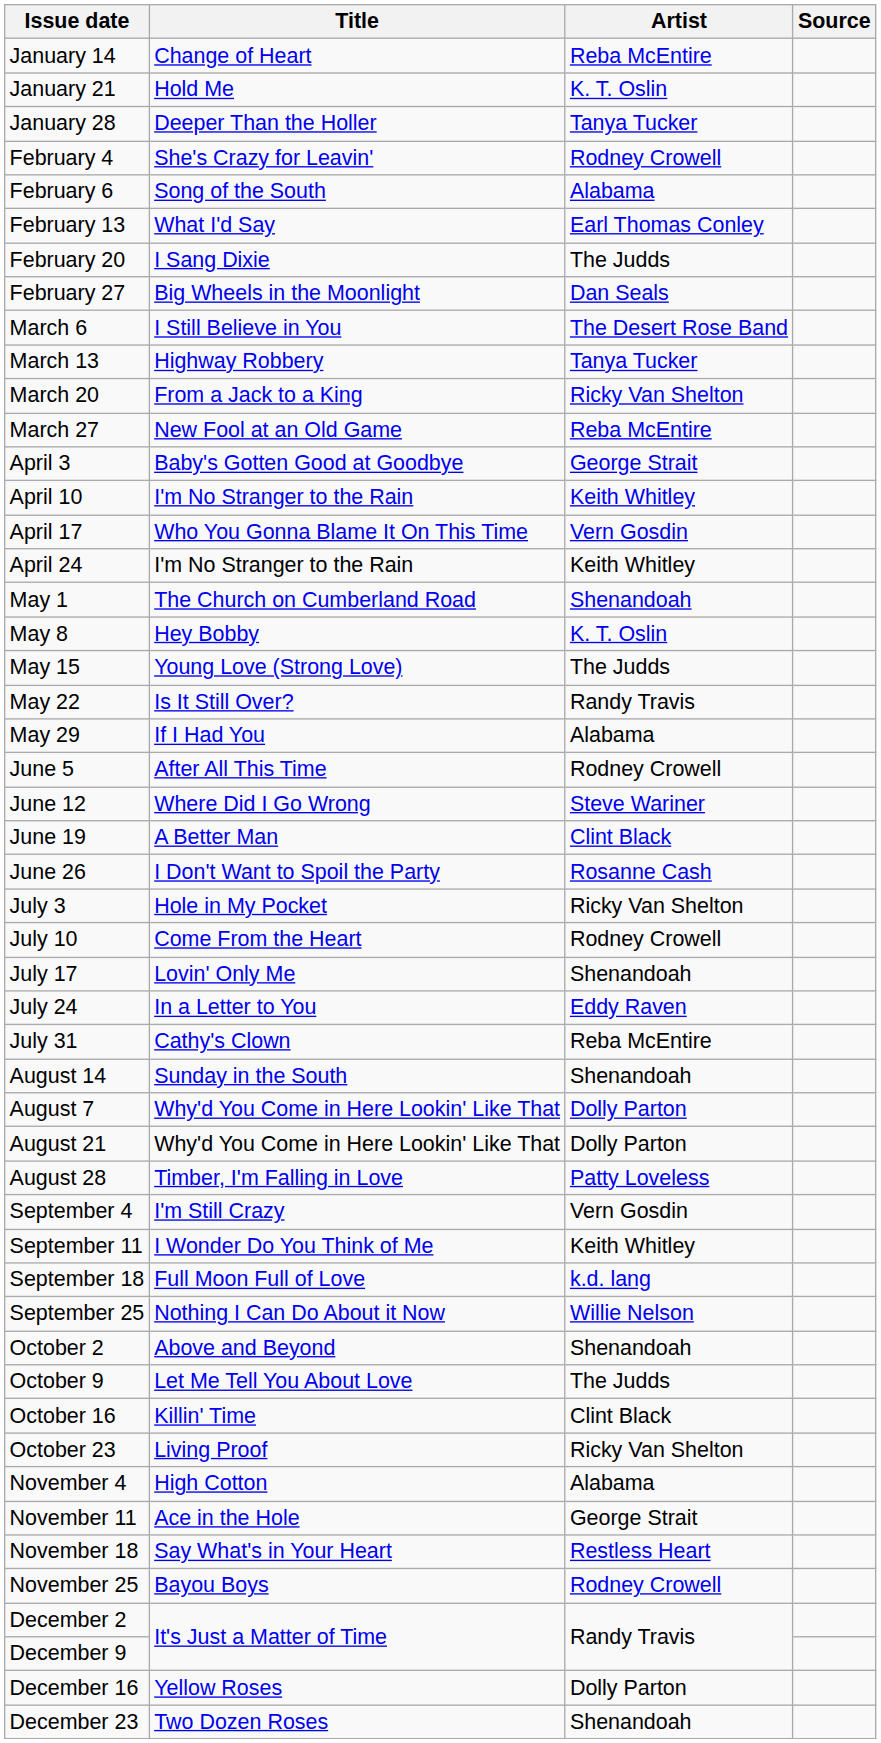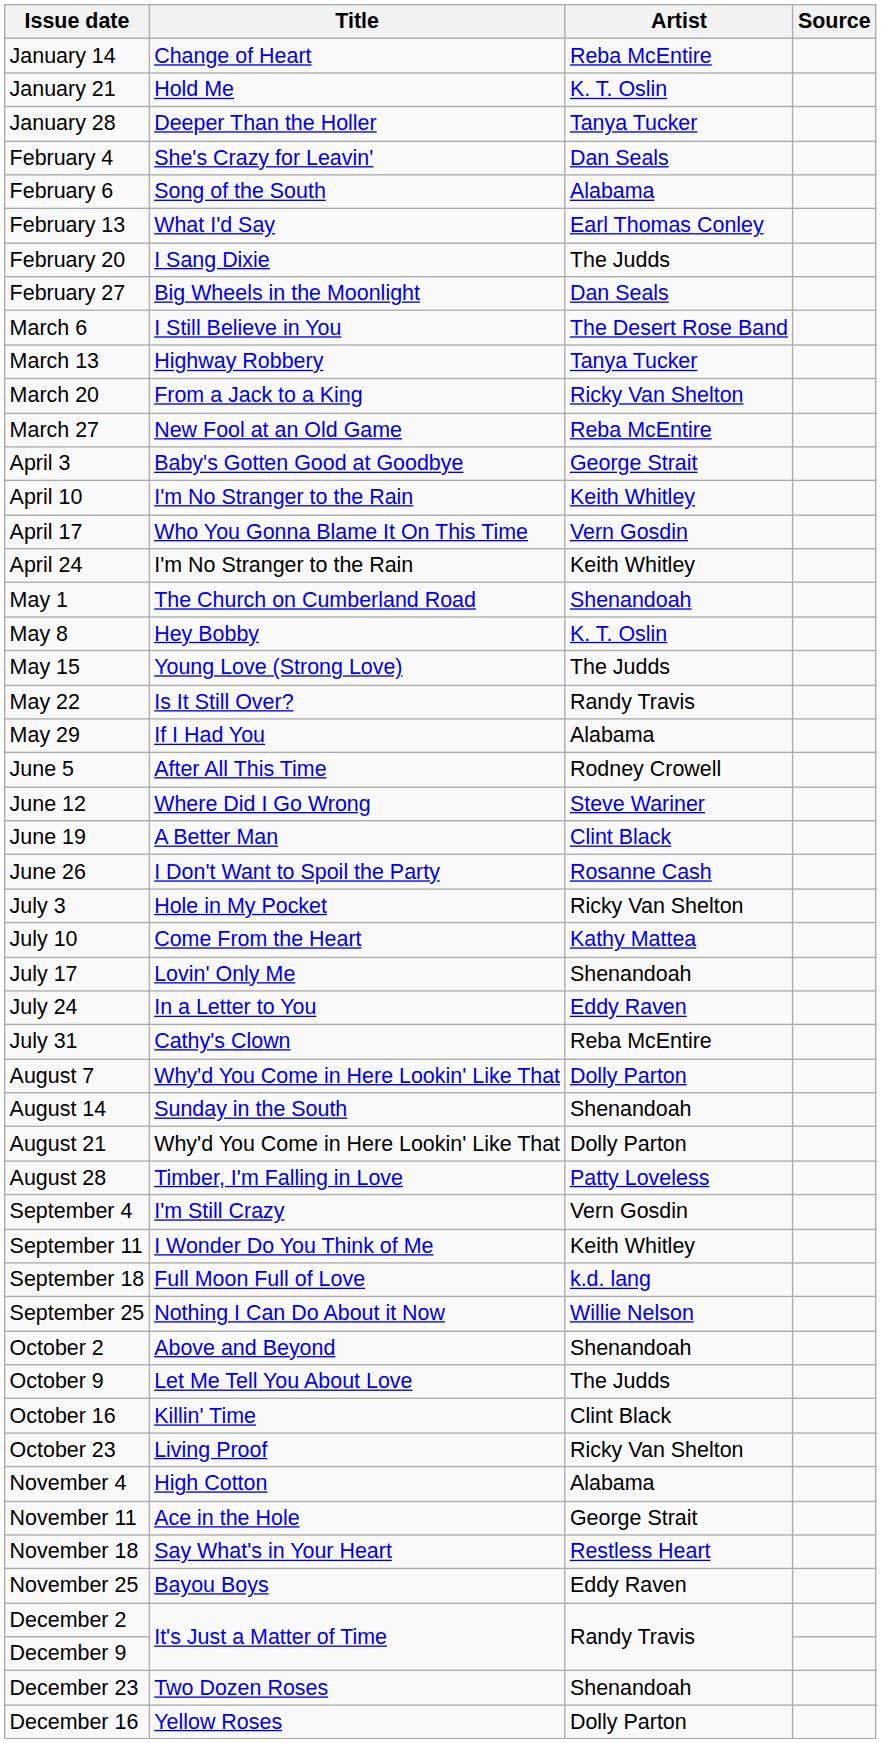(646, 157) Rodney Crowell -> (619, 157) Dan Seals
(646, 939) Rodney Crowell -> (633, 939) Kathy Mattea
rows swapped: (52, 1109) <-> (58, 1075)
(646, 1585) Rodney Crowell -> (628, 1585) Eddy Raven
rows swapped: (74, 1687) <-> (74, 1721)
